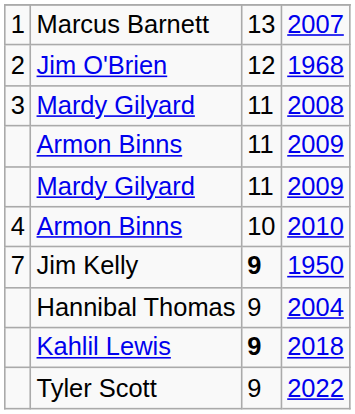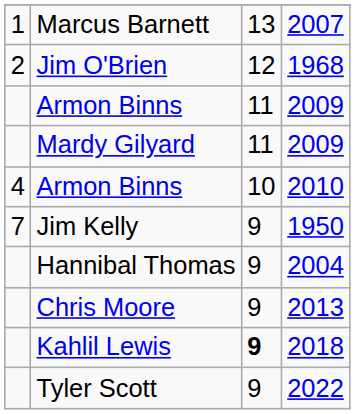- row: (116, 105)
(254, 266) bold -> (254, 226) normal
+ row: (106, 307)
